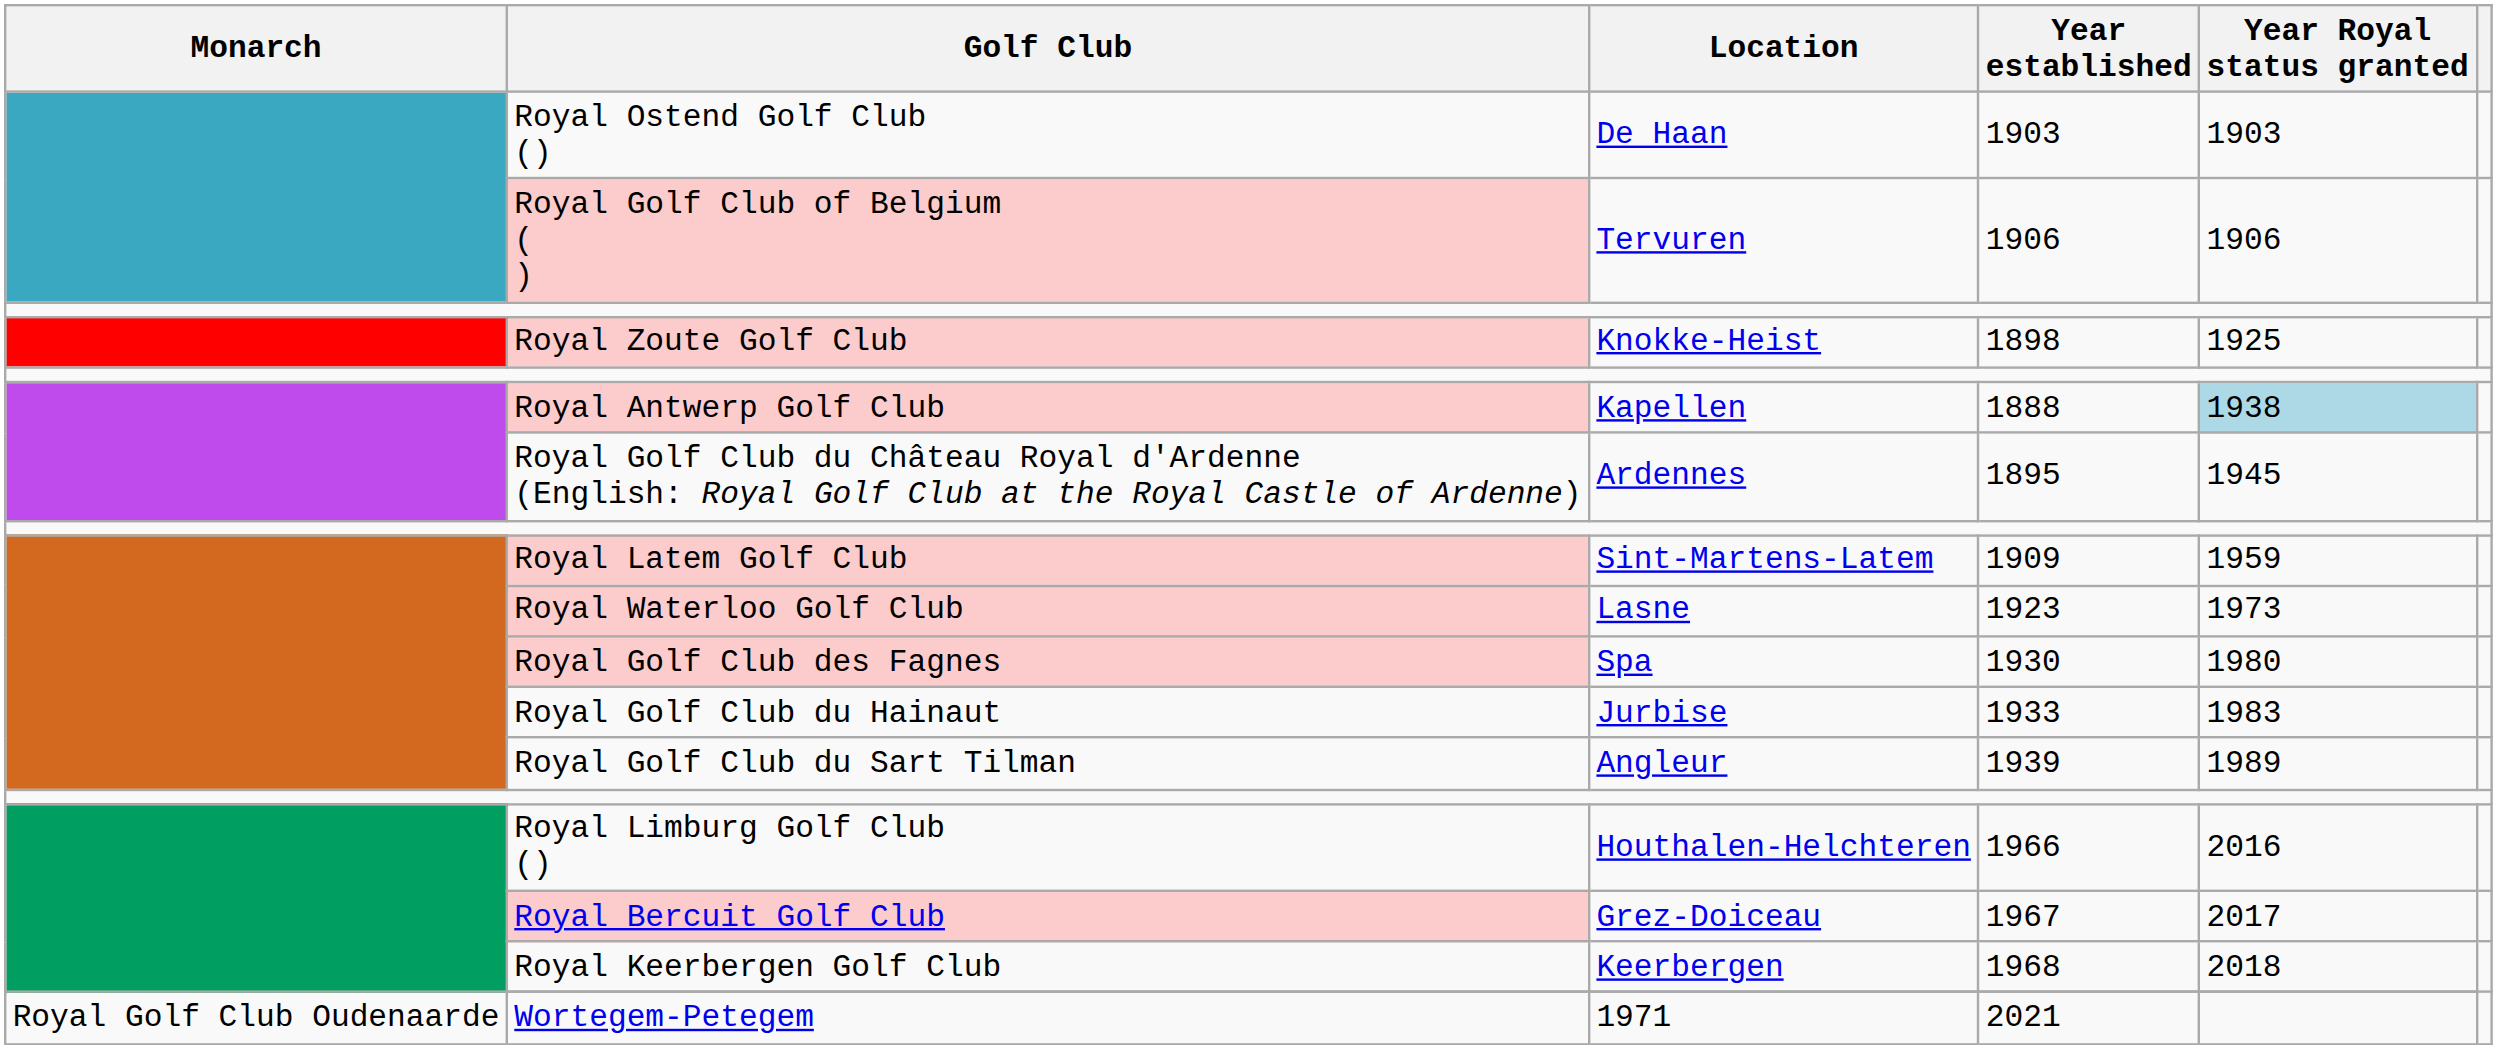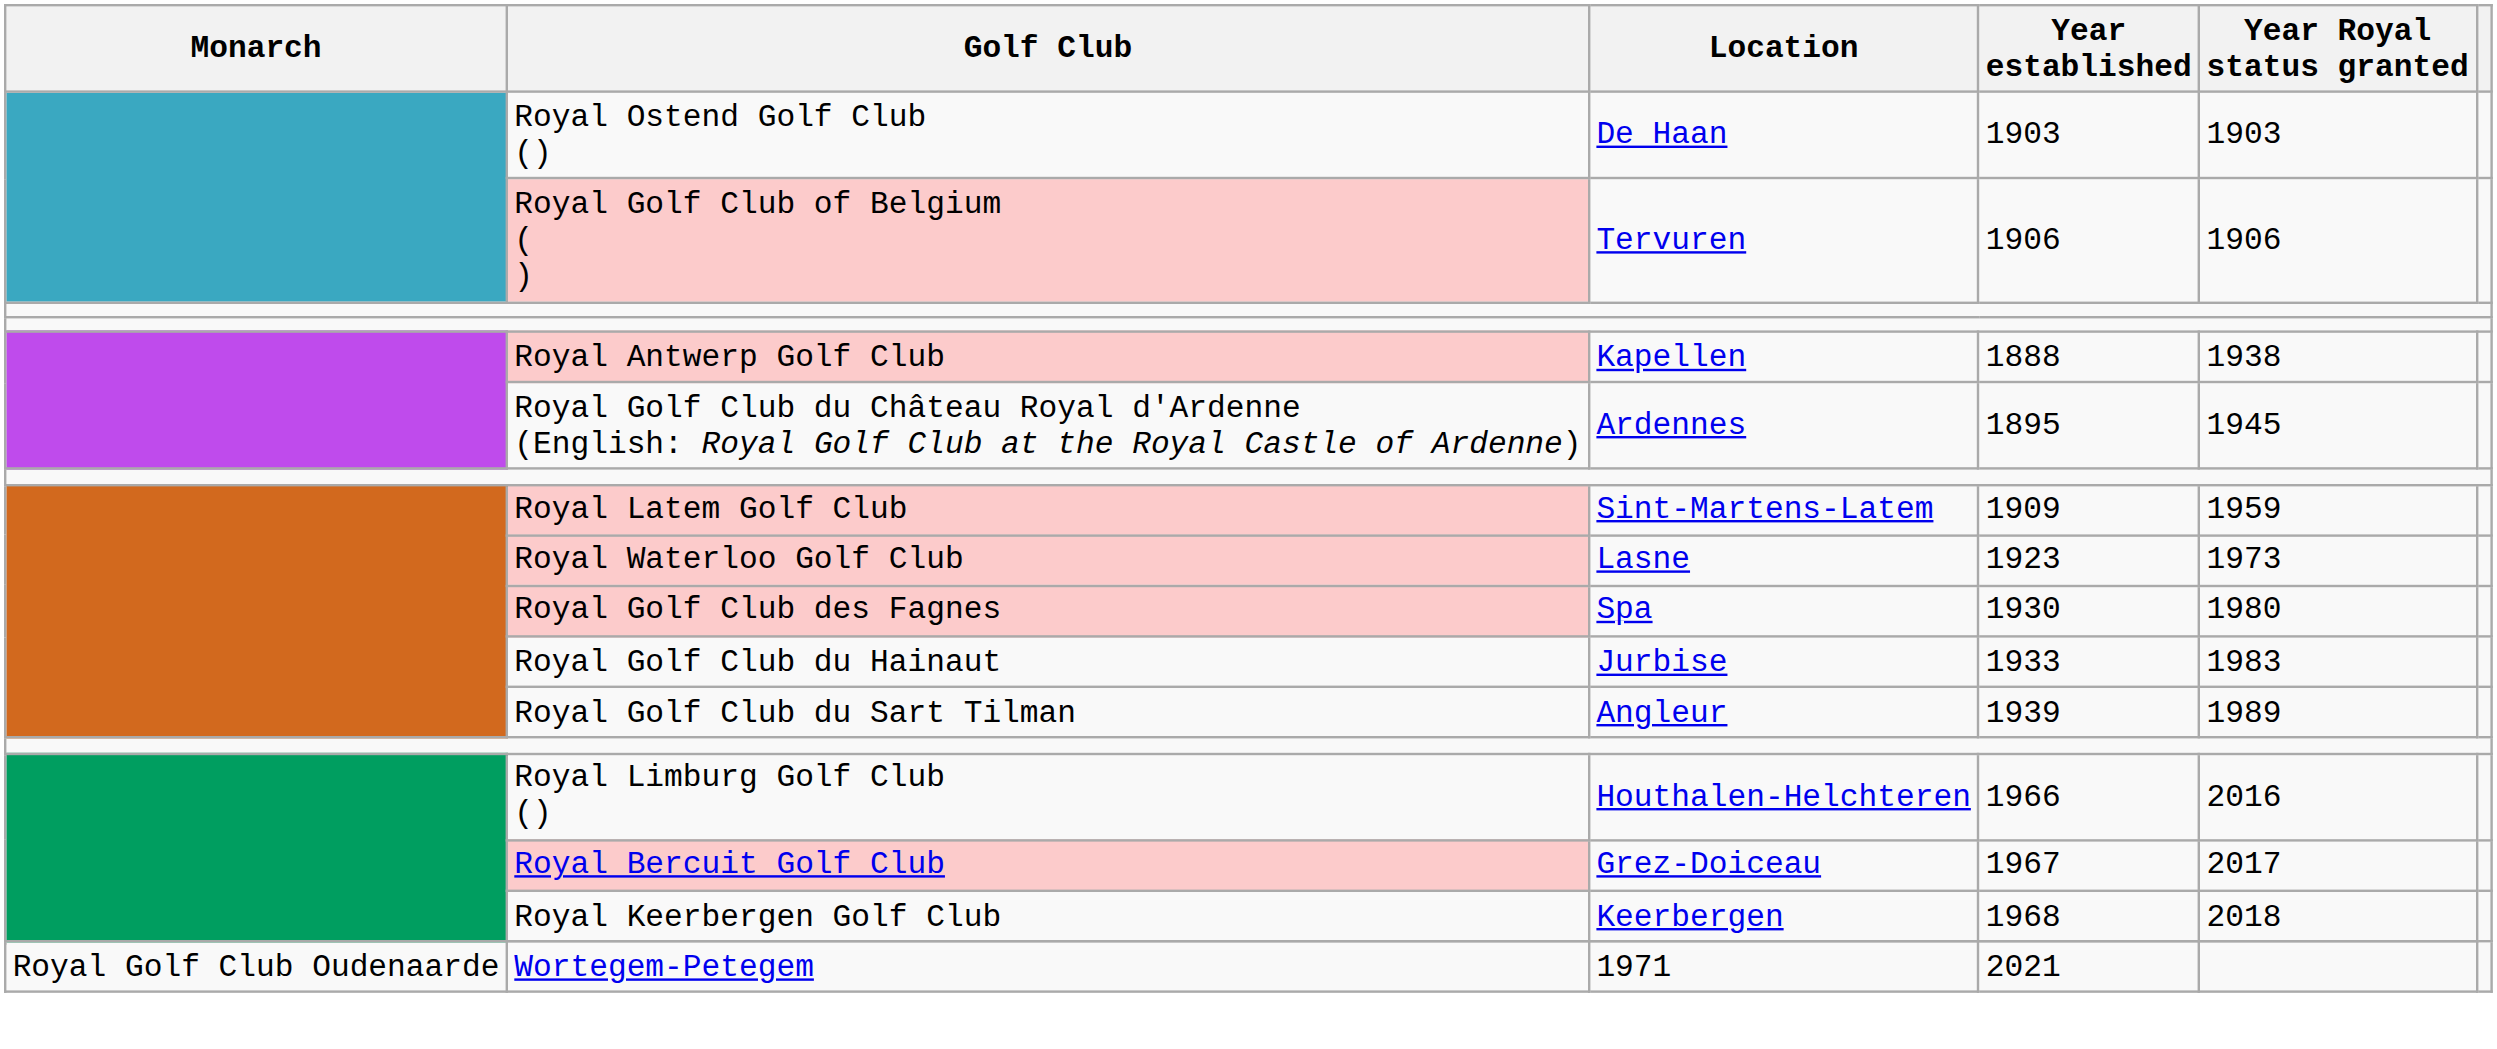- row: (711, 342)
(2244, 408) lightblue background -> (2244, 357) no background
